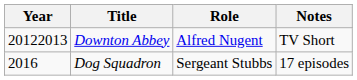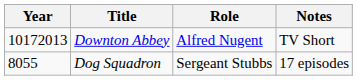(38, 39) 20122013 -> (38, 39) 10172013
(23, 63) 2016 -> (23, 63) 8055
